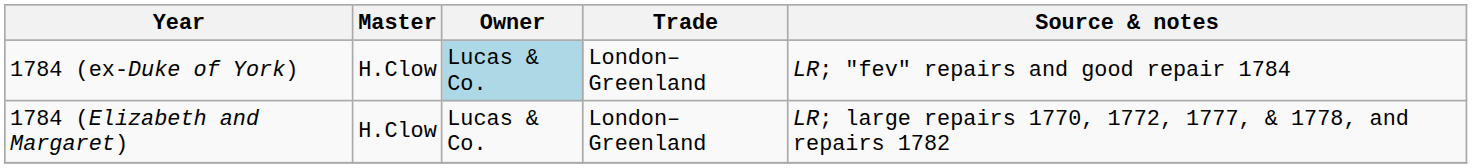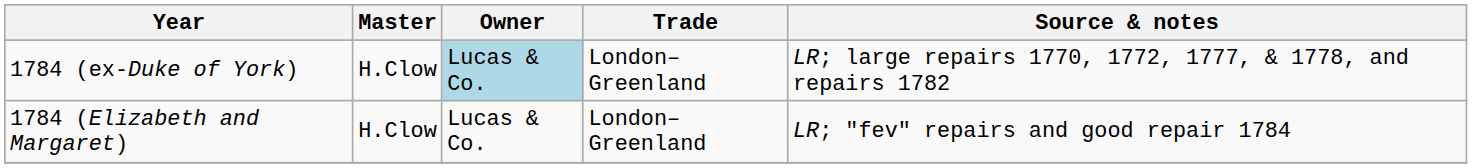(1042, 71) LR; "fev" repairs and good repair 1784 -> (1101, 71) LR; large repairs 1770, 1772, 1777, & 1778, and repairs 1782
(1101, 132) LR; large repairs 1770, 1772, 1777, & 1778, and repairs 1782 -> (1042, 132) LR; "fev" repairs and good repair 1784
